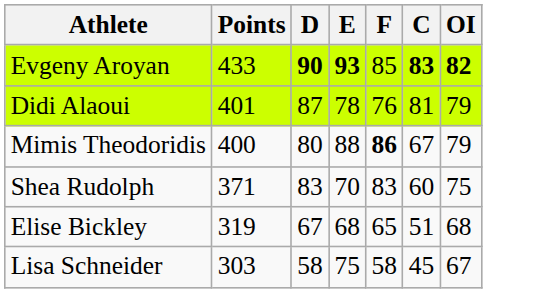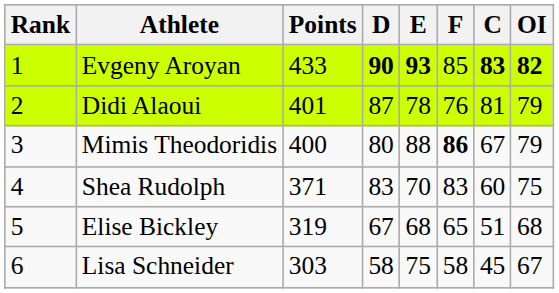+ column: (40, 24)
